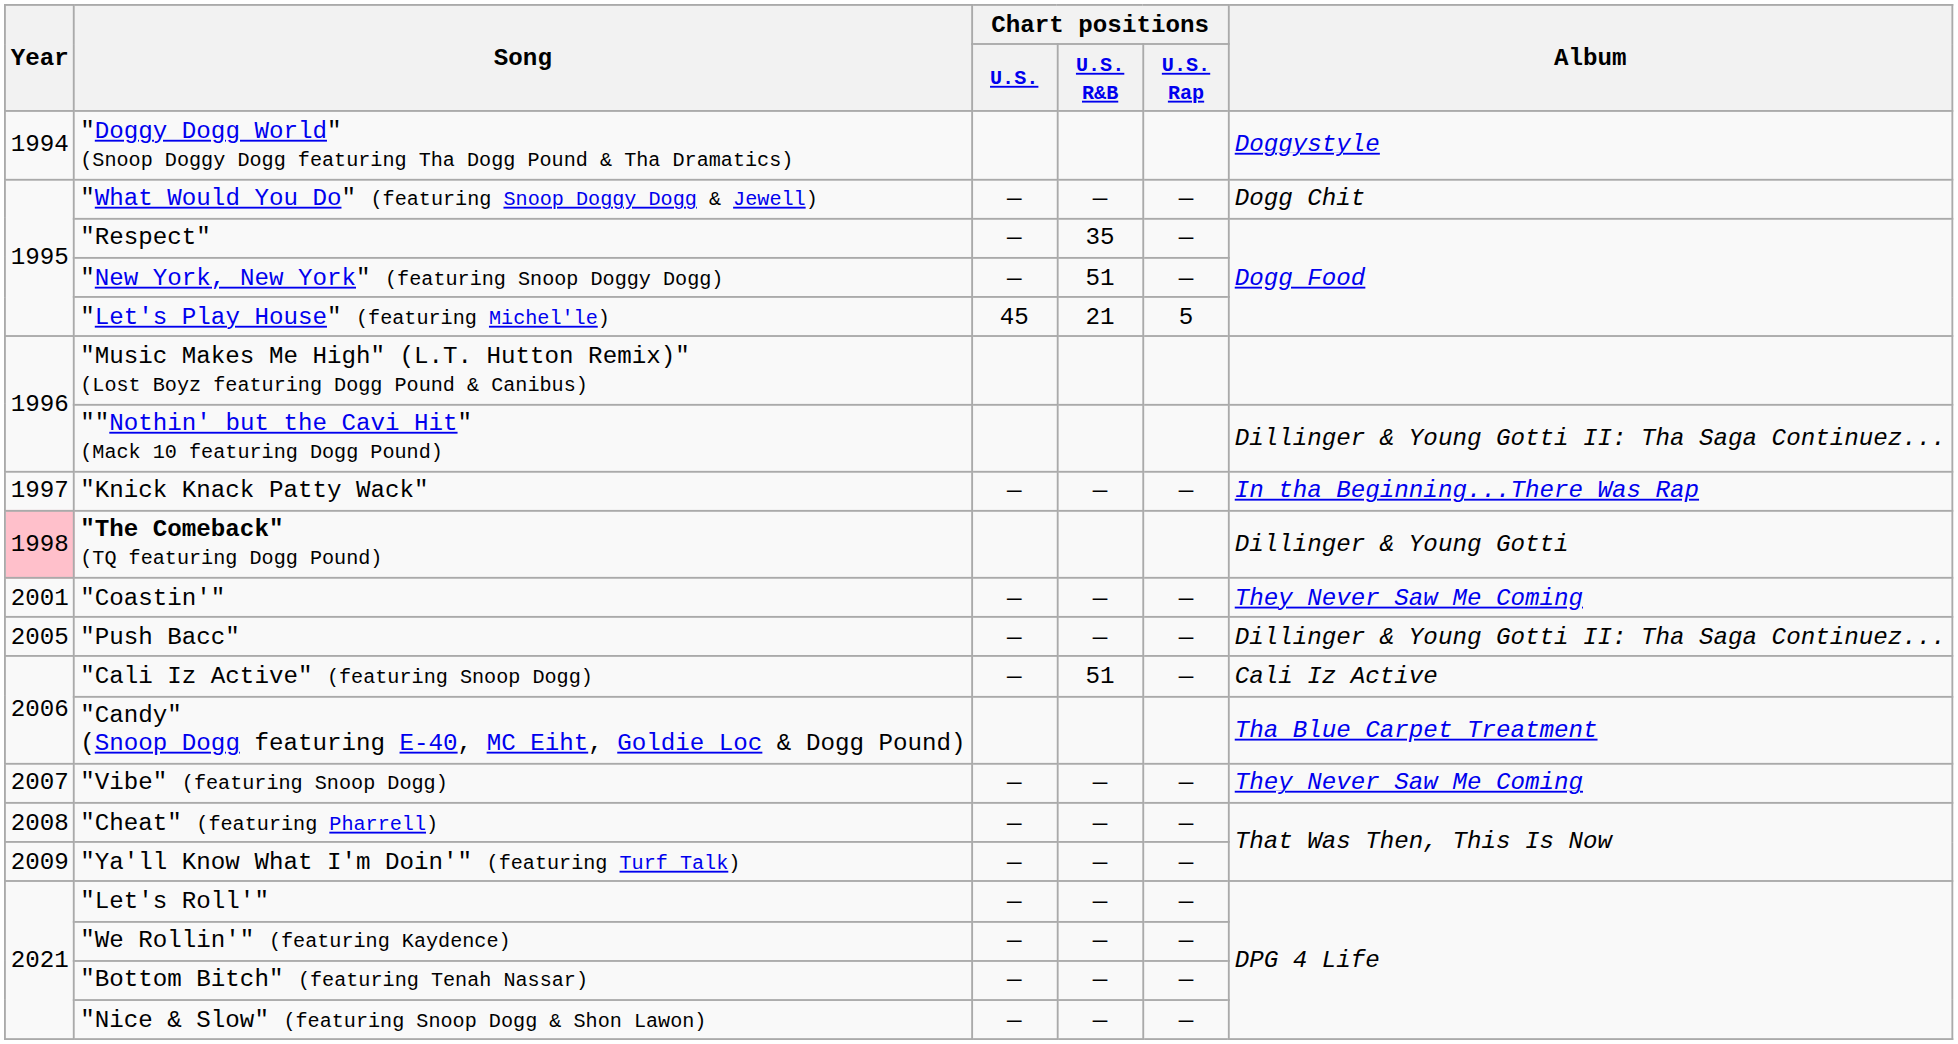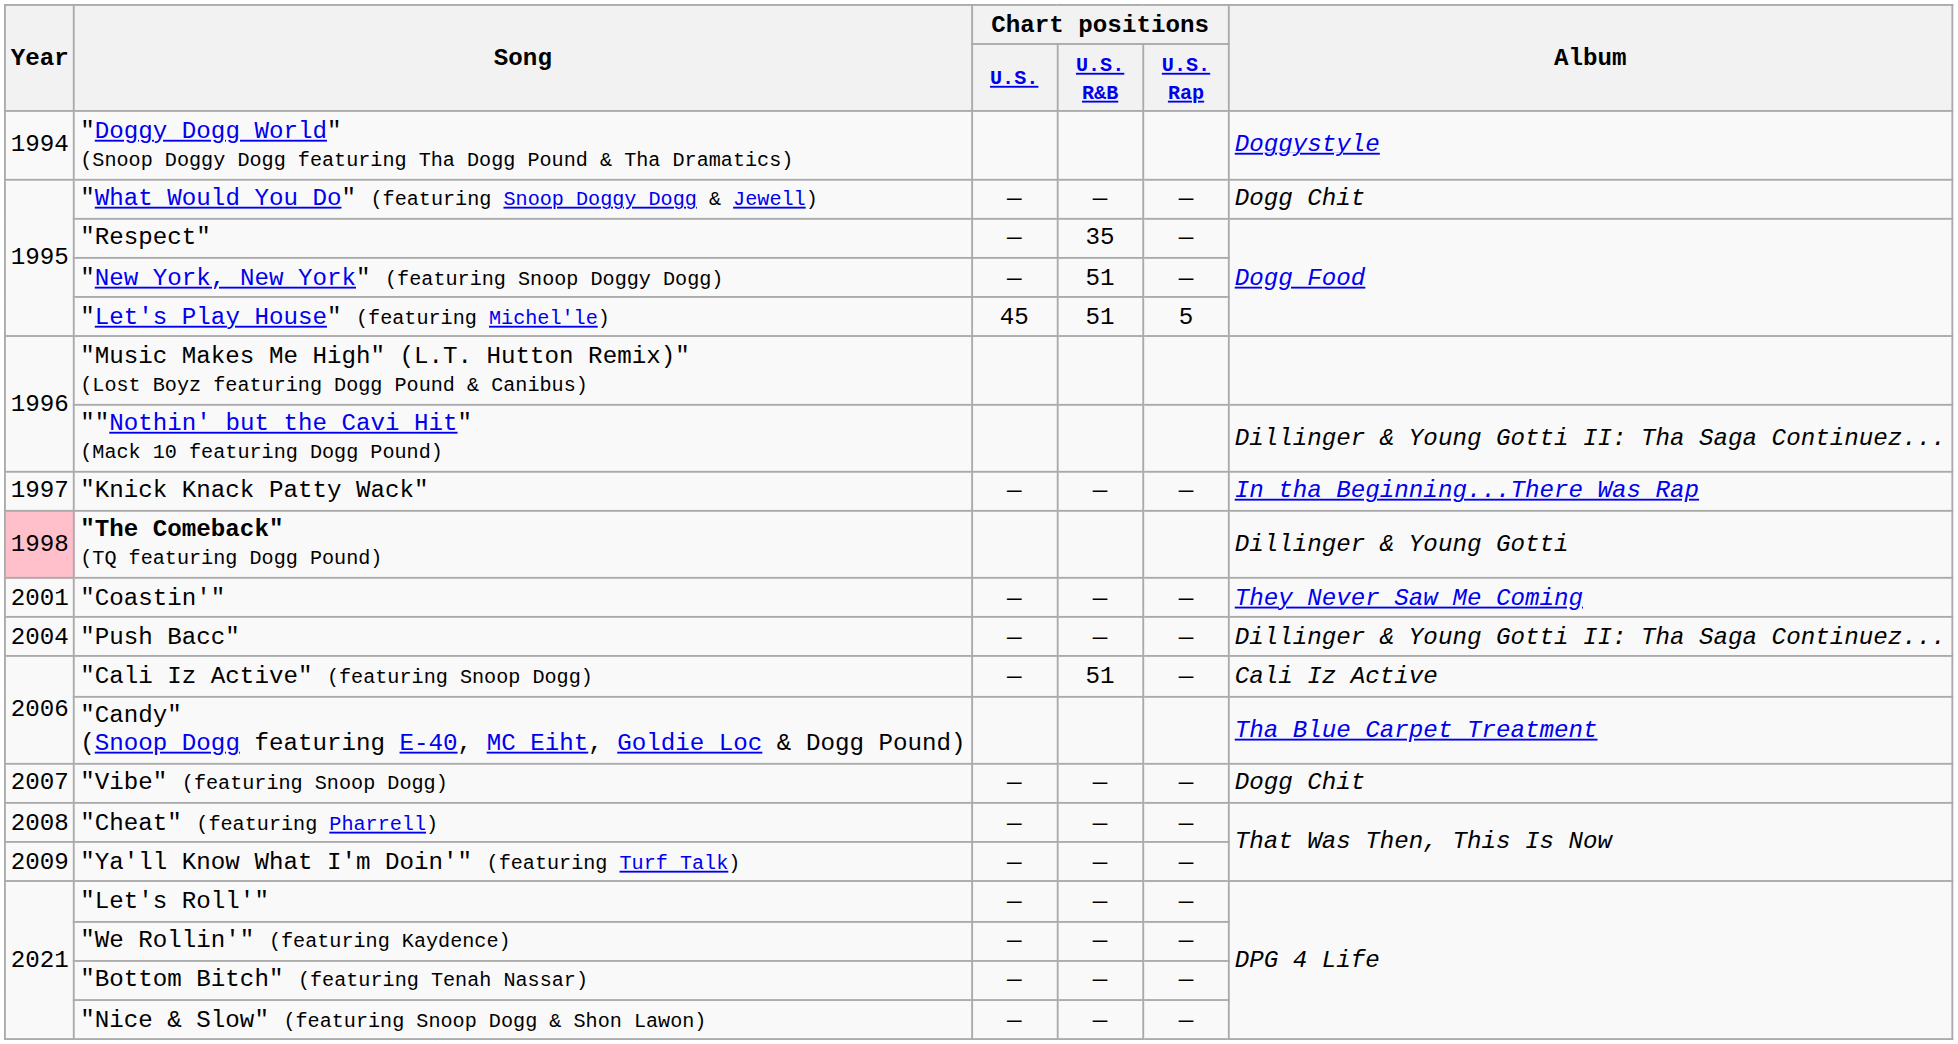(1100, 317) 21 -> (1100, 317) 51
(40, 637) 2005 -> (40, 637) 2004
(1409, 783) They Never Saw Me Coming -> (1300, 783) Dogg Chit
